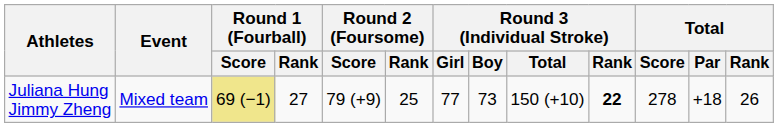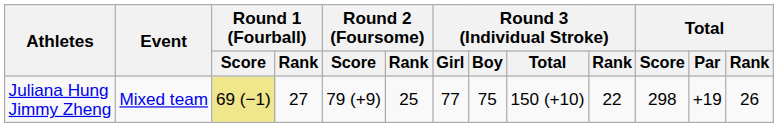(487, 100) 73 -> (487, 100) 75
(612, 100) bold -> (612, 100) normal
(662, 100) 278 -> (662, 100) 298
(707, 100) +18 -> (707, 100) +19
